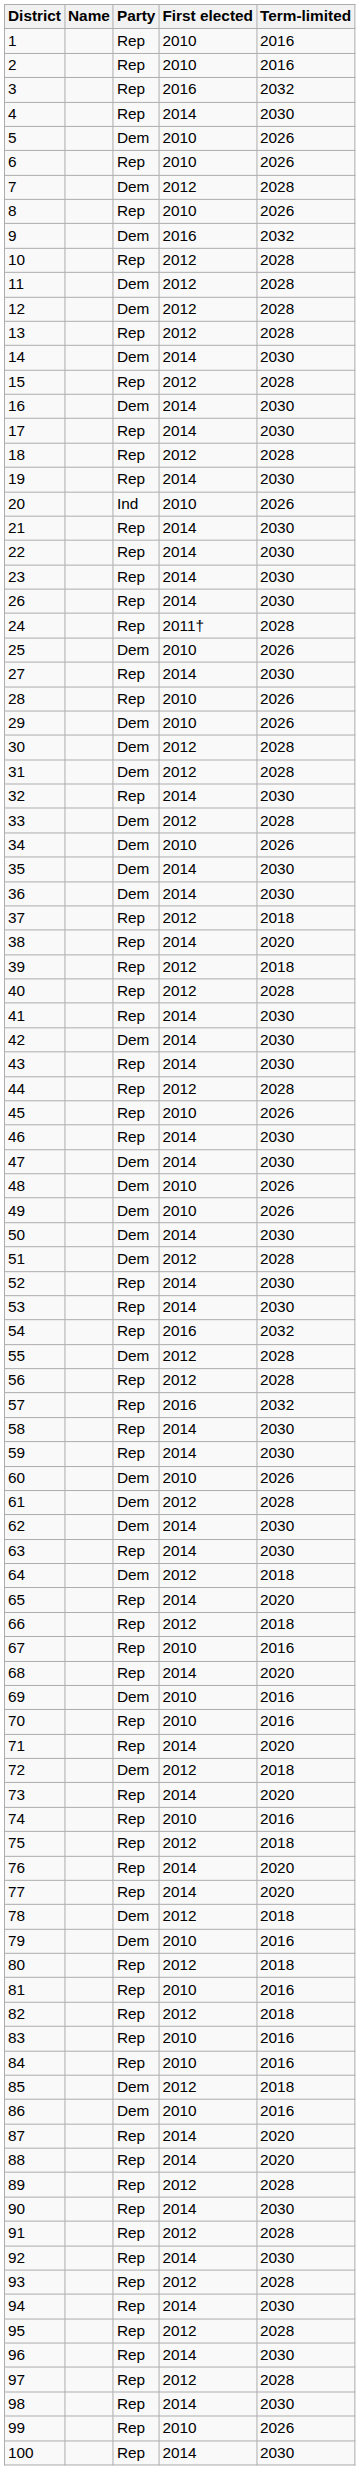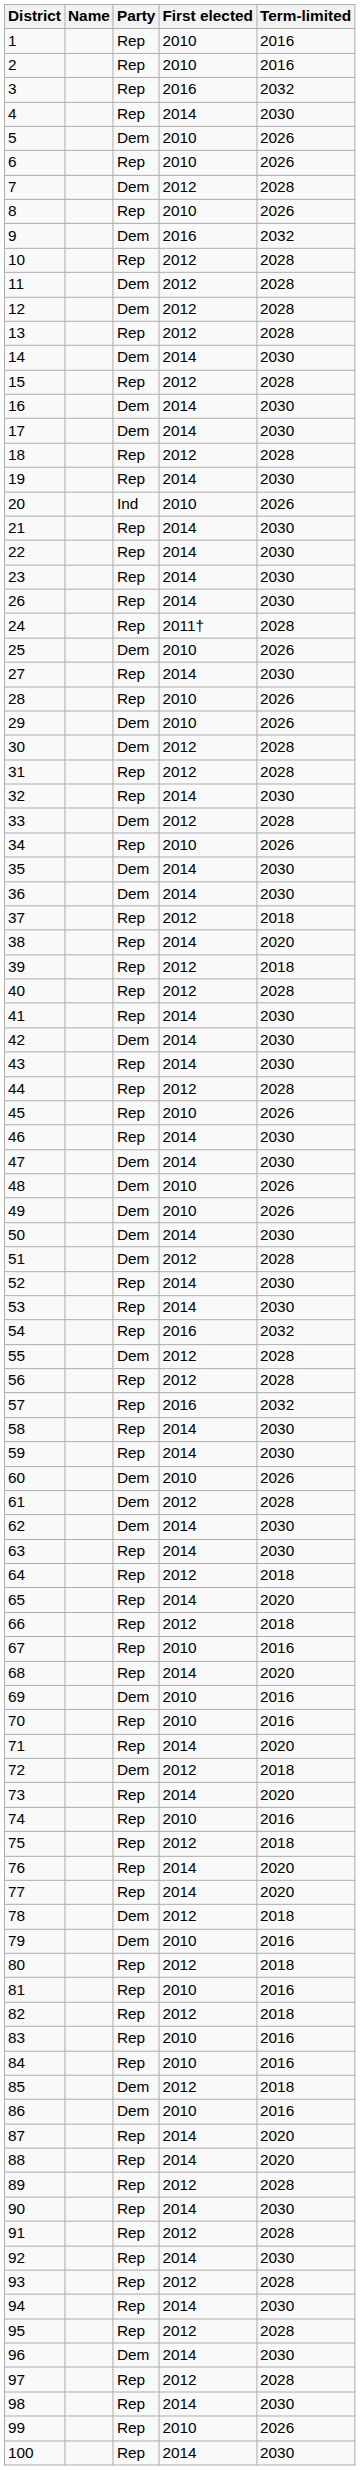(131, 430) Rep -> (133, 430) Dem
(133, 771) Dem -> (131, 771) Rep
(133, 844) Dem -> (131, 844) Rep
(133, 1575) Dem -> (131, 1575) Rep
(131, 2355) Rep -> (133, 2355) Dem
